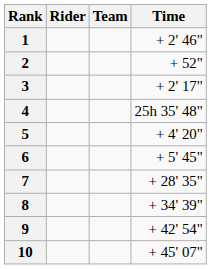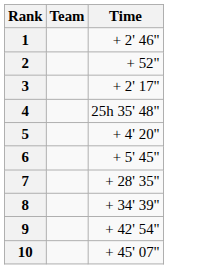- column: (68, 16)
